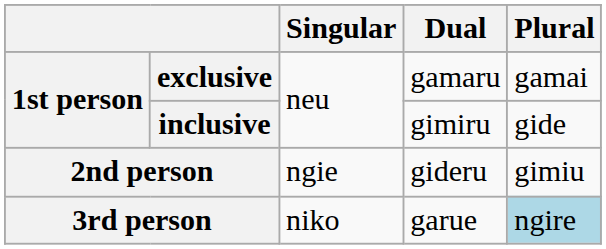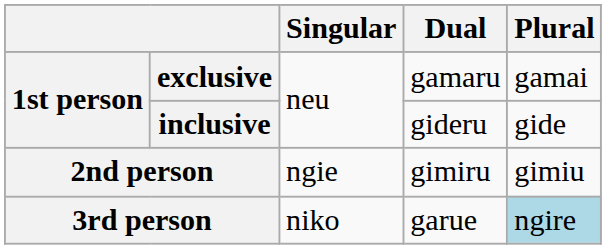(450, 123) gimiru -> (449, 123) gideru
(449, 171) gideru -> (450, 171) gimiru
